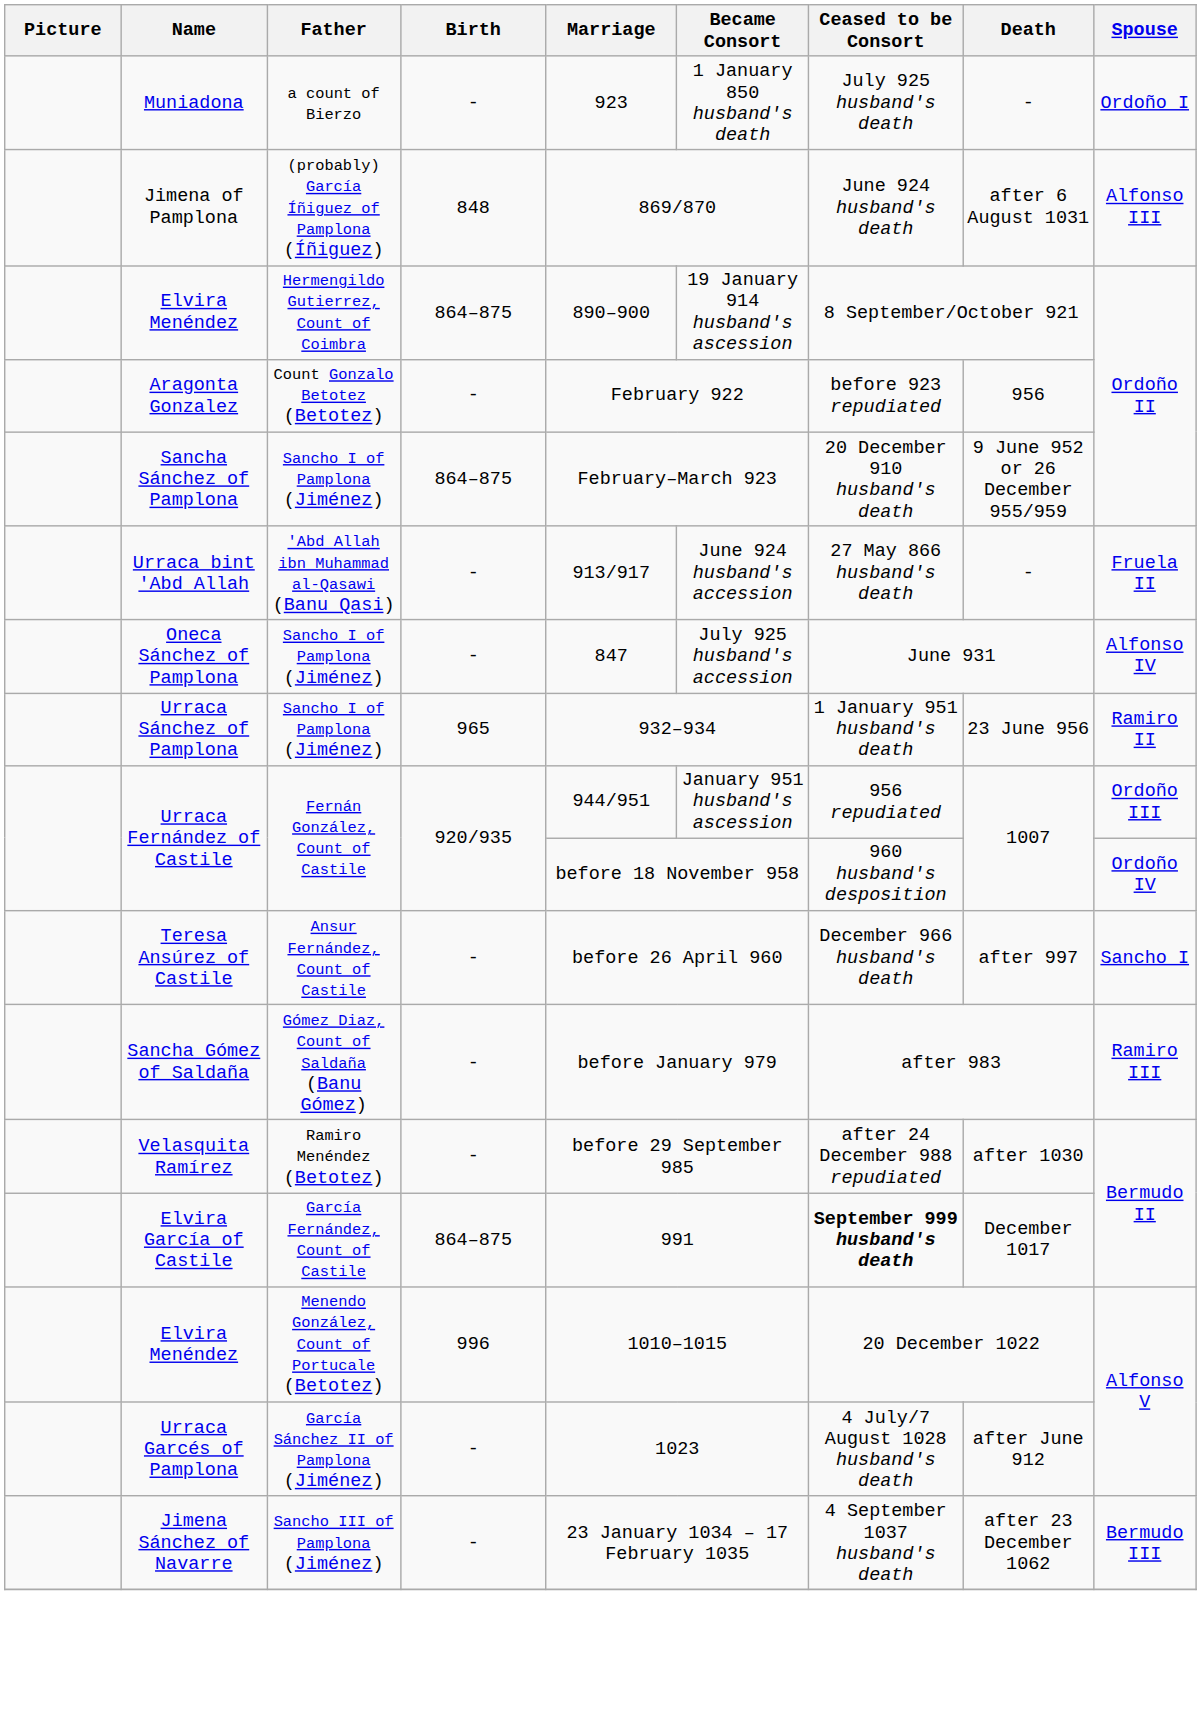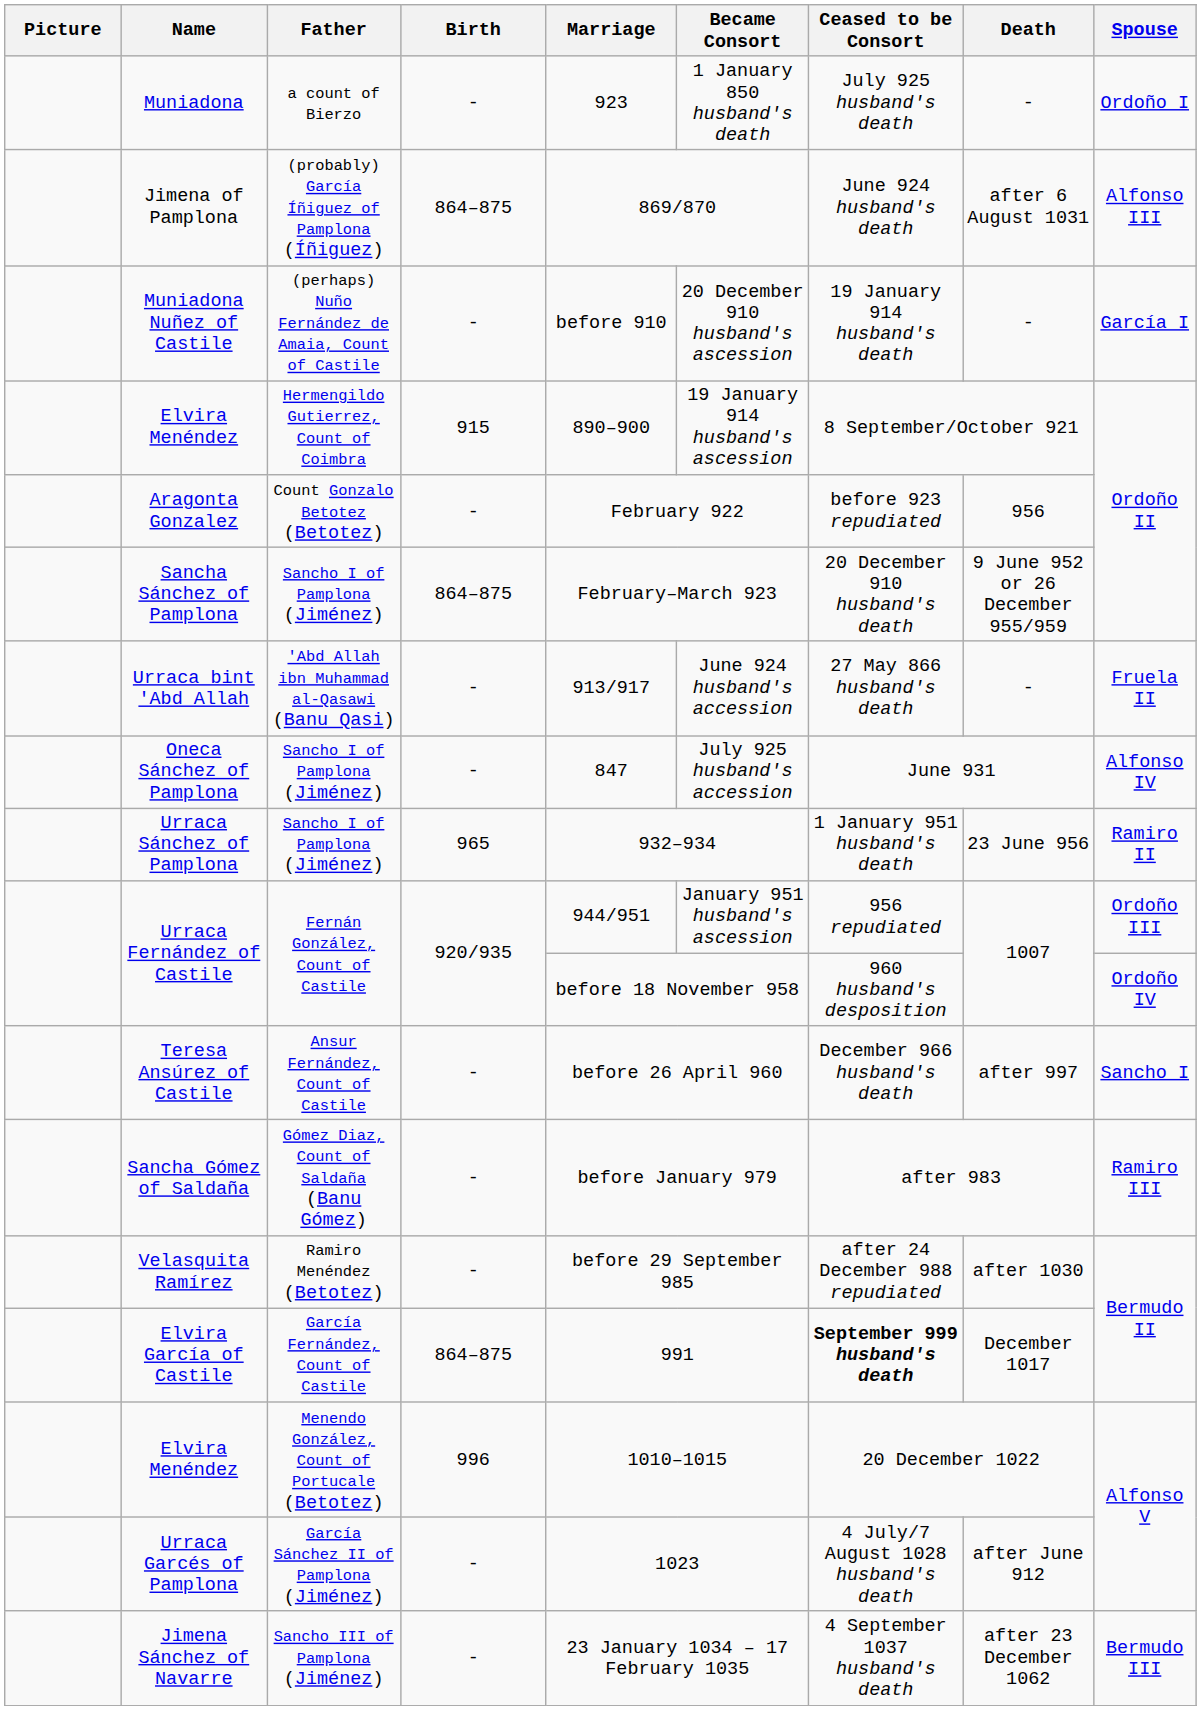(473, 208) 848 -> (473, 208) 864–875
+ row: (194, 323)
(473, 312) 864–875 -> (473, 428) 915
